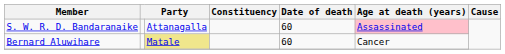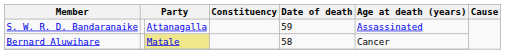(287, 27) 60 -> (287, 27) 59
(390, 27) pink background -> (390, 27) no background
(287, 41) 60 -> (287, 41) 58
